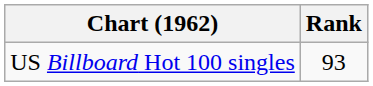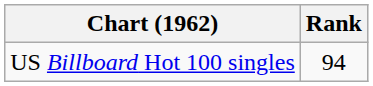(334, 61) 93 -> (334, 61) 94
